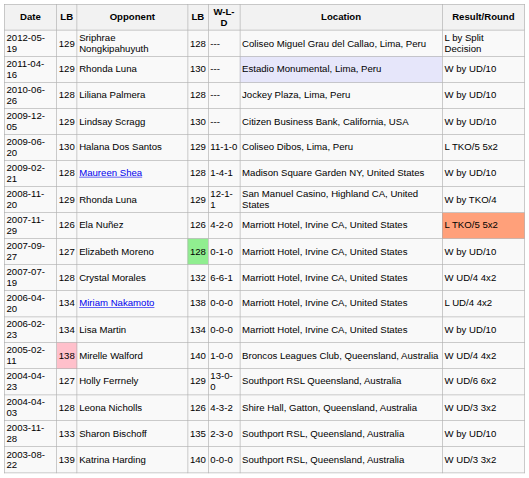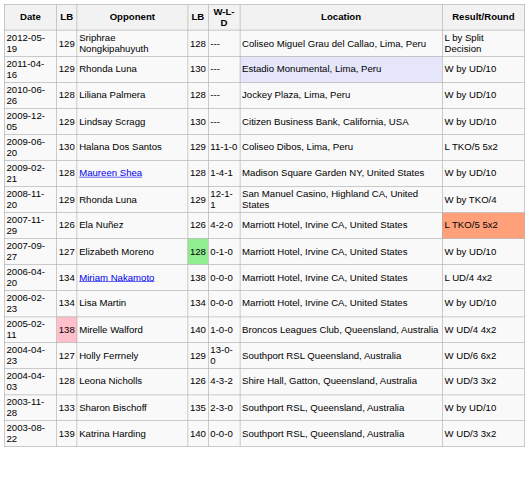- row: (26, 277)
